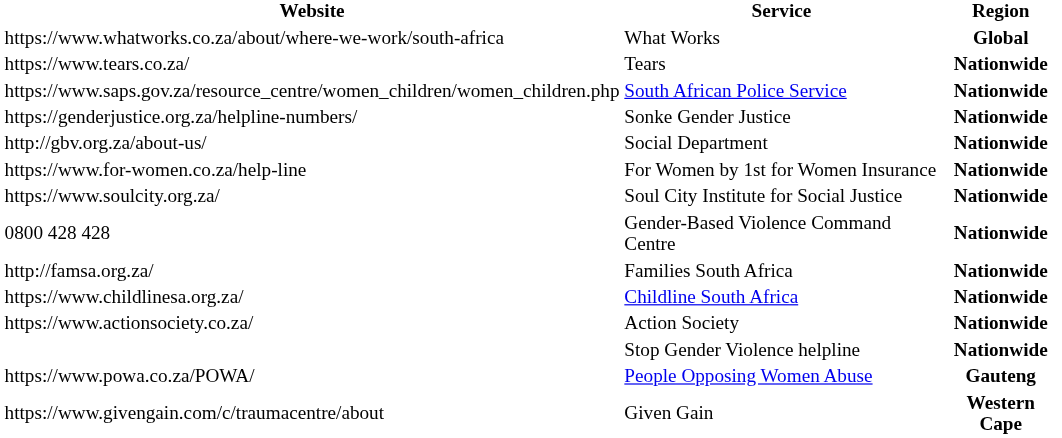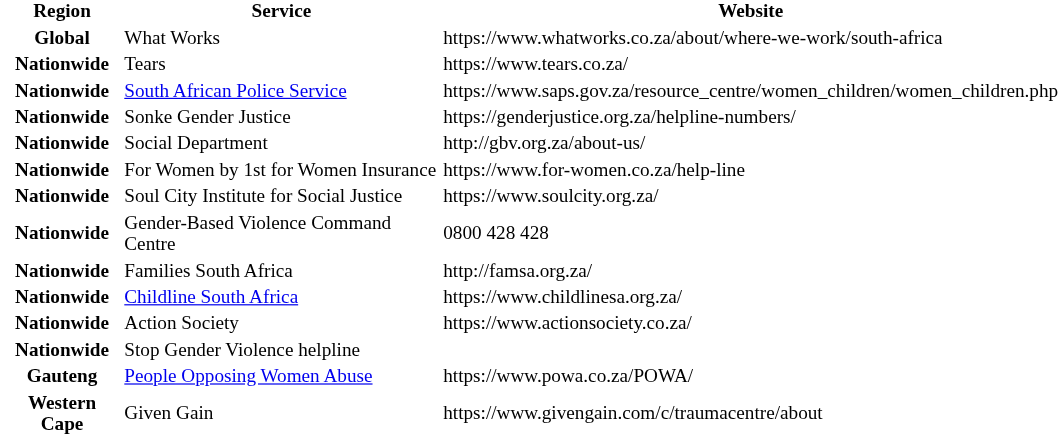columns swapped: (1001, 11) <-> (312, 11)
